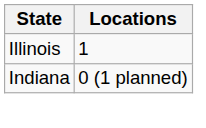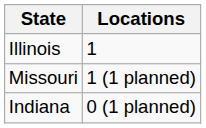+ row: (43, 78)
